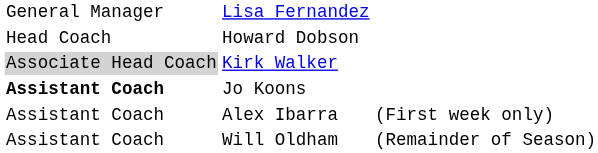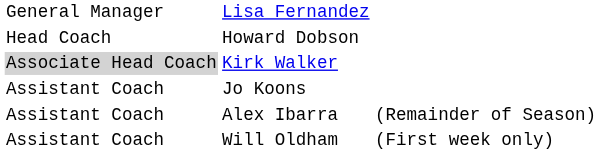(85, 89) bold -> (85, 89) normal
(464, 115) (First week only) -> (486, 115) (Remainder of Season)
(486, 140) (Remainder of Season) -> (464, 140) (First week only)
